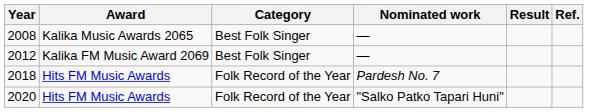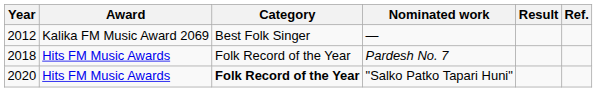- row: (22, 35)
(283, 96) normal -> (287, 76) bold
